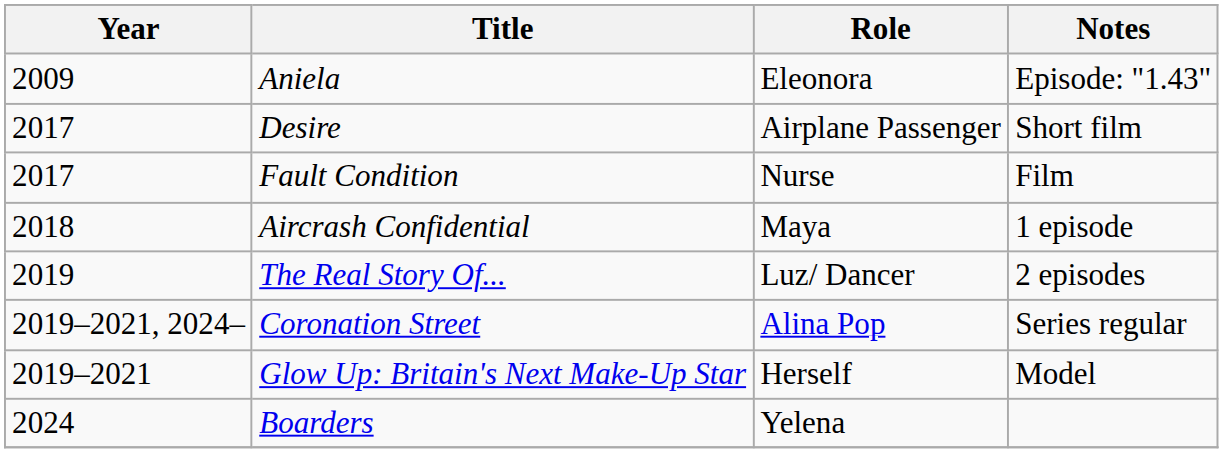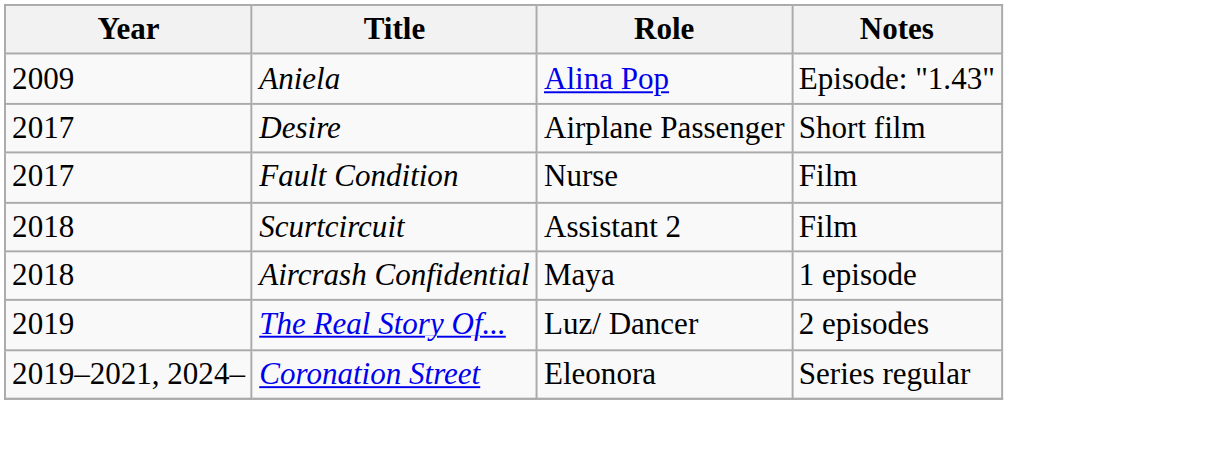(816, 78) Eleonora -> (607, 78) Alina Pop
+ row: (332, 226)
(823, 324) Alina Pop -> (600, 373) Eleonora
- row: (503, 373)
- row: (316, 422)
